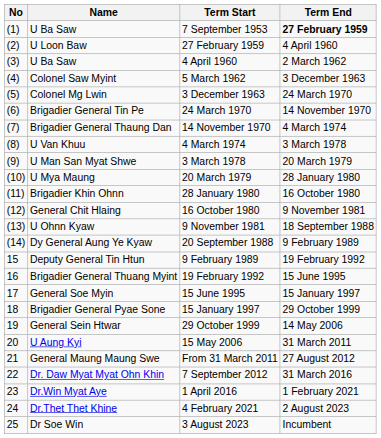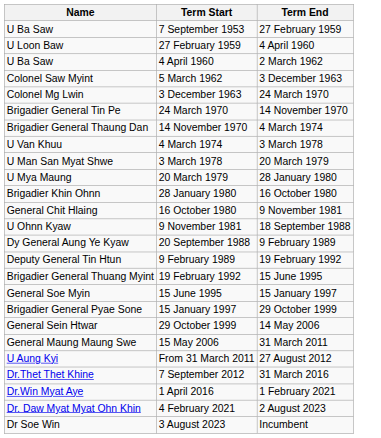- column: (16, 12)
(325, 29) bold -> (300, 29) normal
(56, 342) U Aung Kyi -> (71, 342) General Maung Maung Swe
(95, 359) General Maung Maung Swe -> (32, 359) U Aung Kyi
(97, 375) Dr. Daw Myat Myat Ohn Khin -> (50, 375) Dr.Thet Thet Khine
(74, 408) Dr.Thet Thet Khine -> (74, 408) Dr. Daw Myat Myat Ohn Khin
